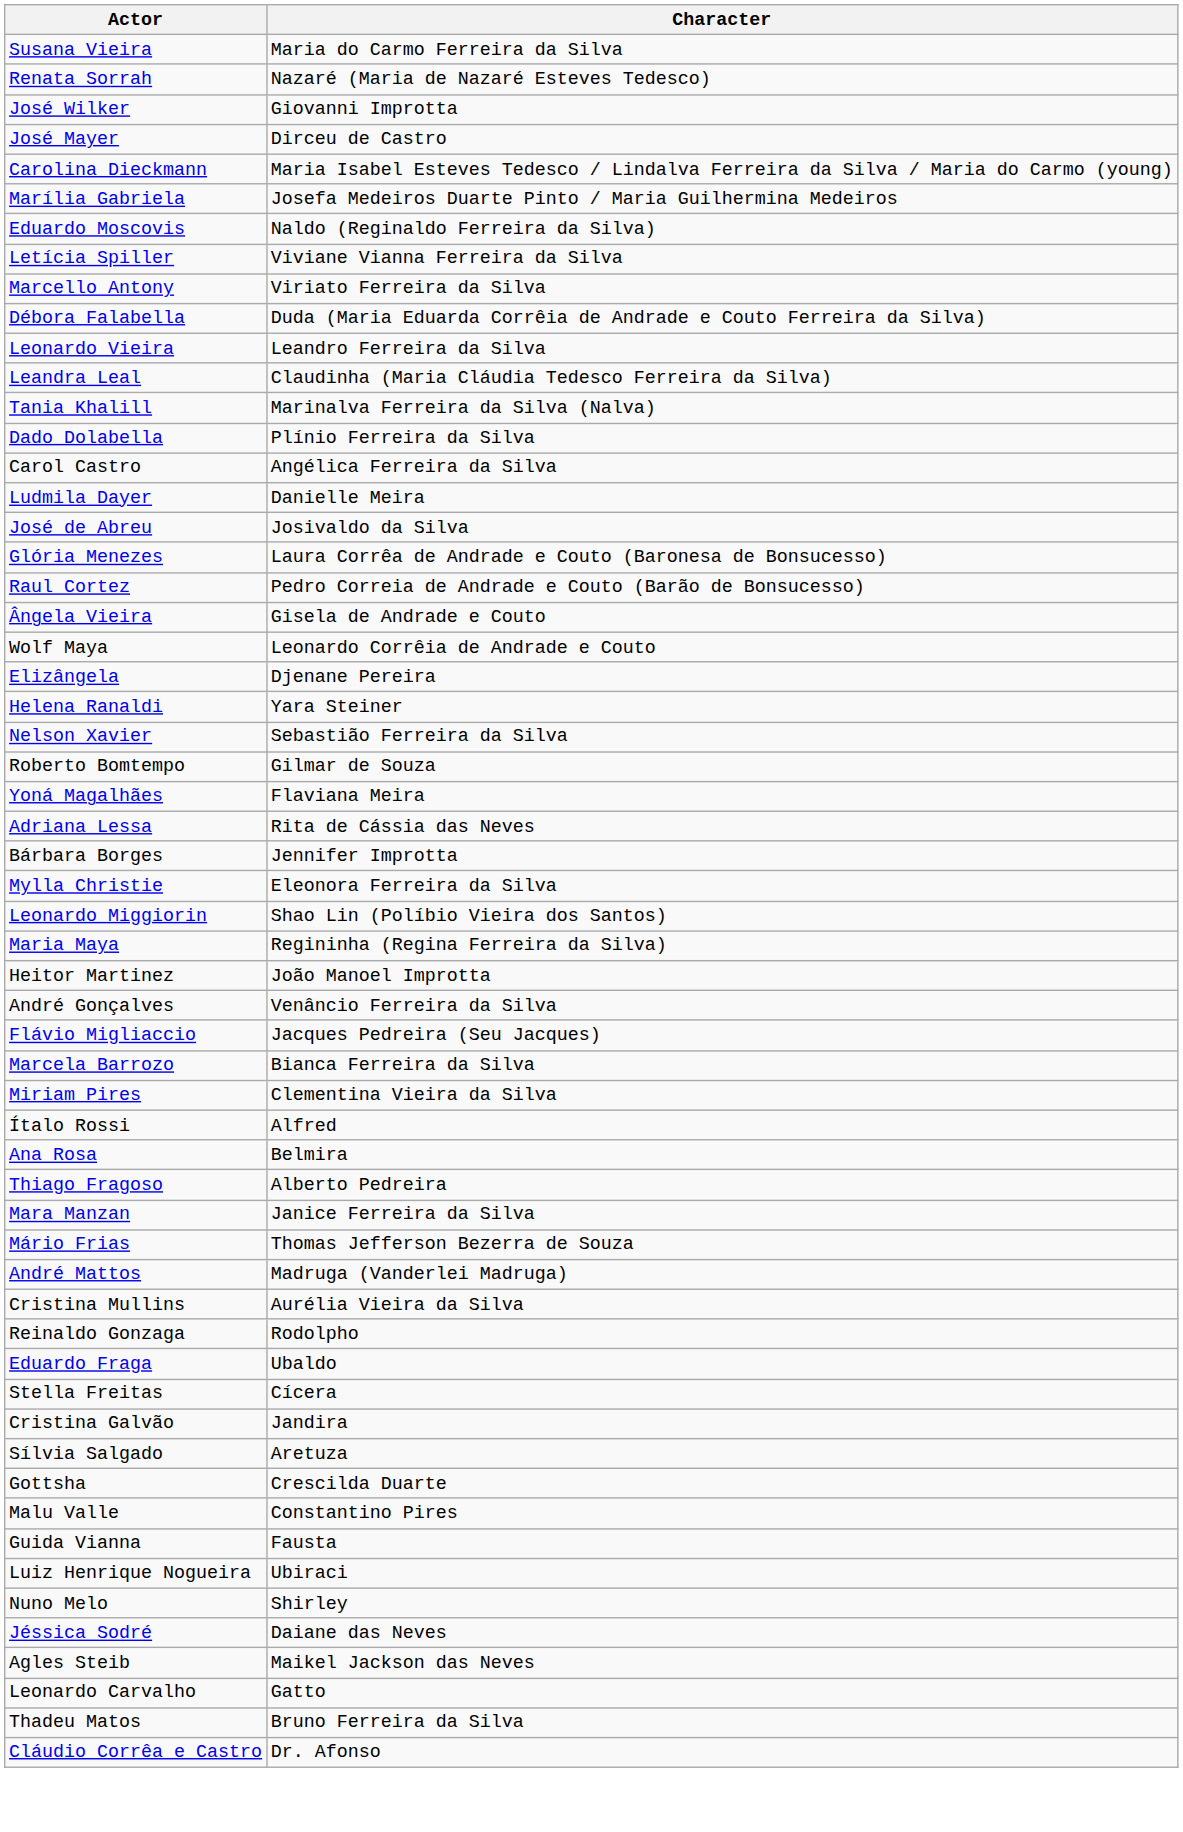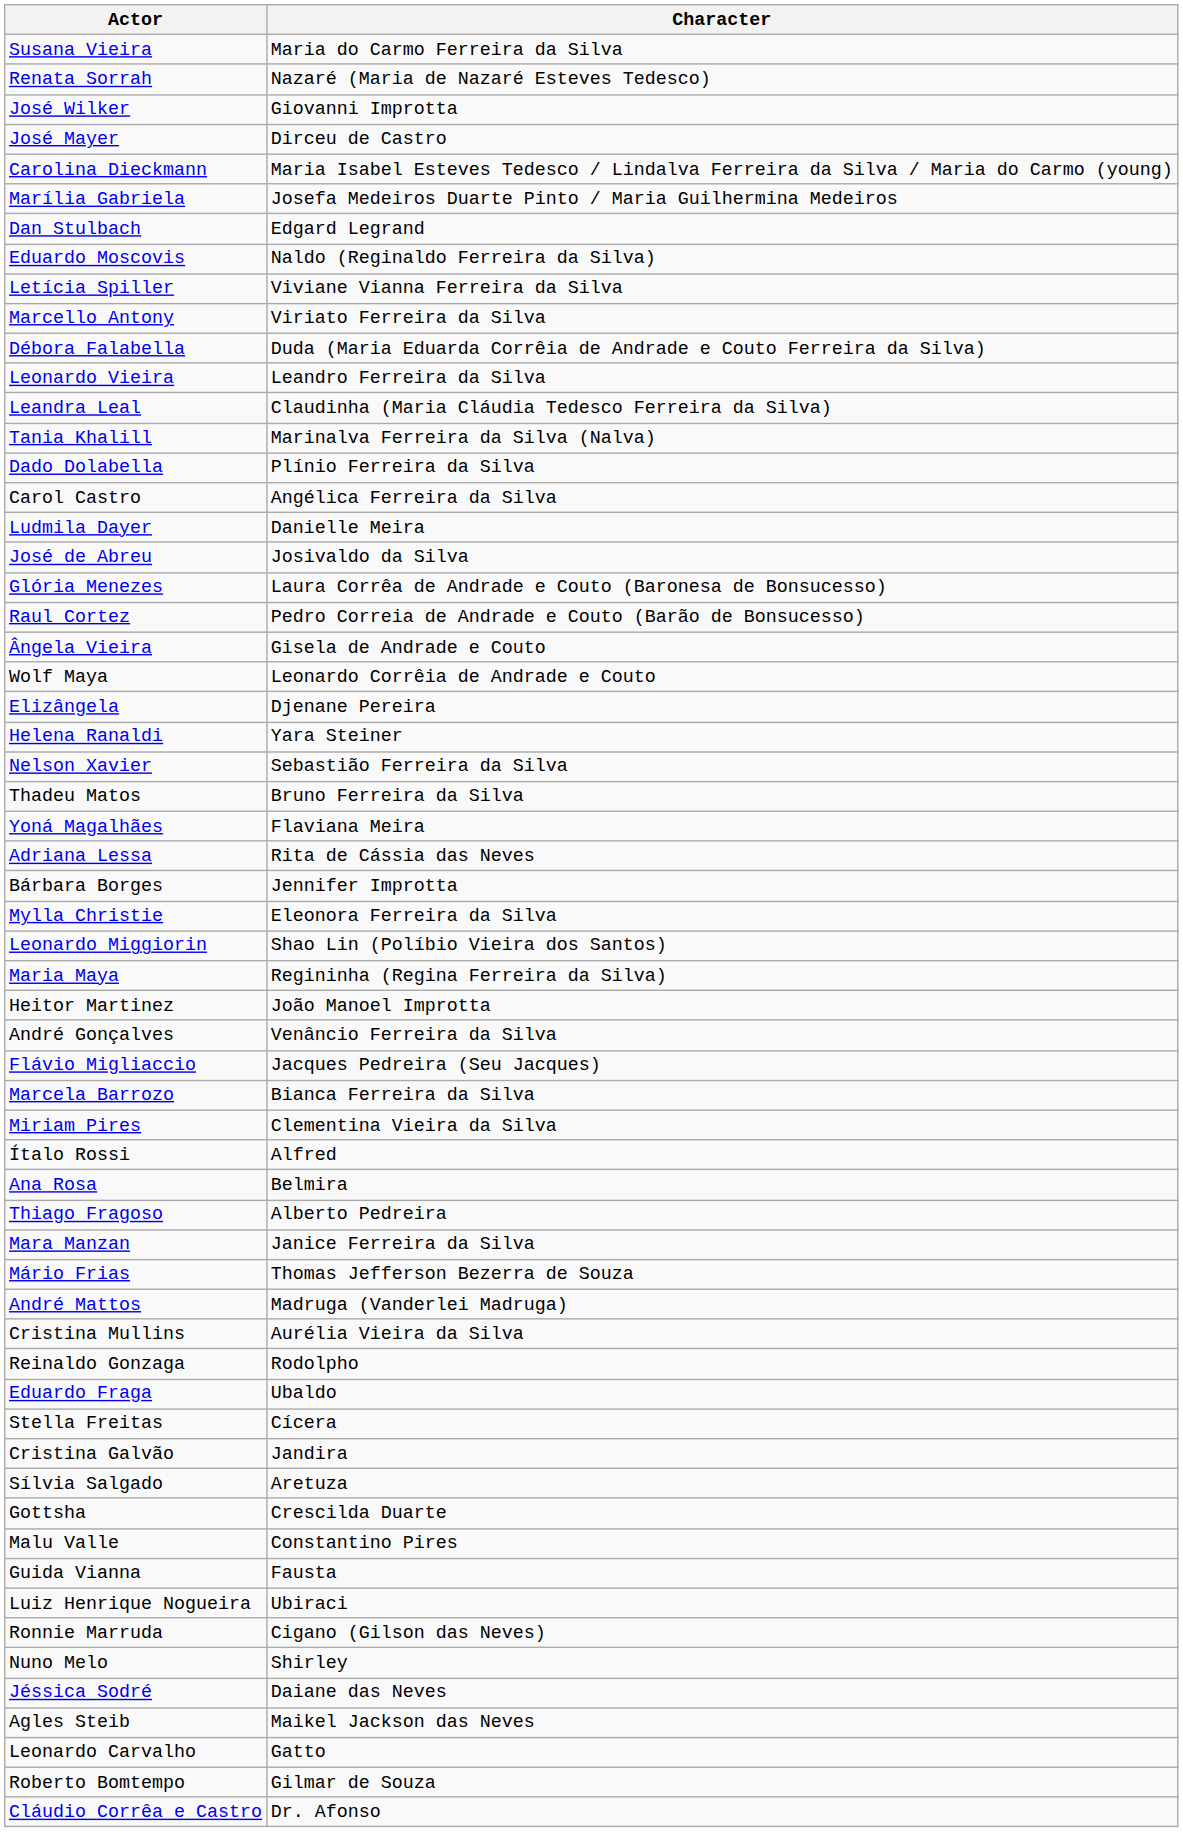+ row: (75, 229)
rows swapped: (97, 767) <-> (75, 1722)
+ row: (86, 1633)
